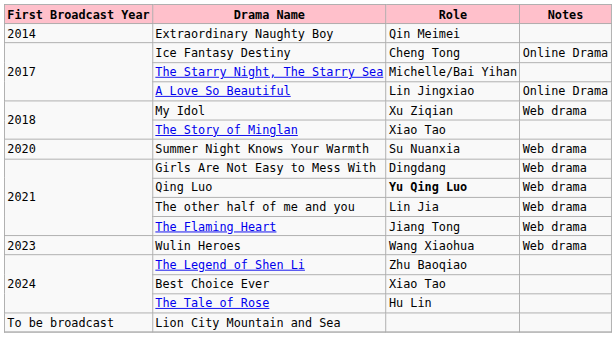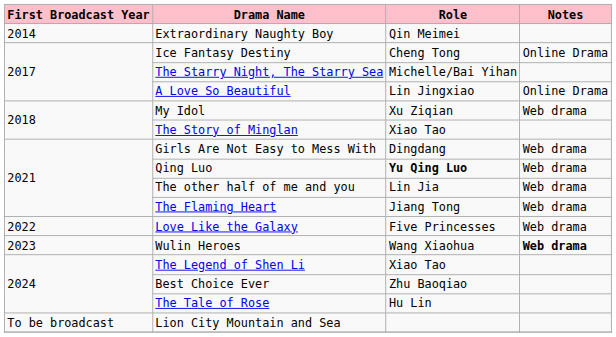- row: (262, 149)
+ row: (227, 226)
(555, 245) normal -> (555, 245) bold
(428, 265) Zhu Baoqiao -> (417, 265) Xiao Tao
(417, 284) Xiao Tao -> (428, 284) Zhu Baoqiao
